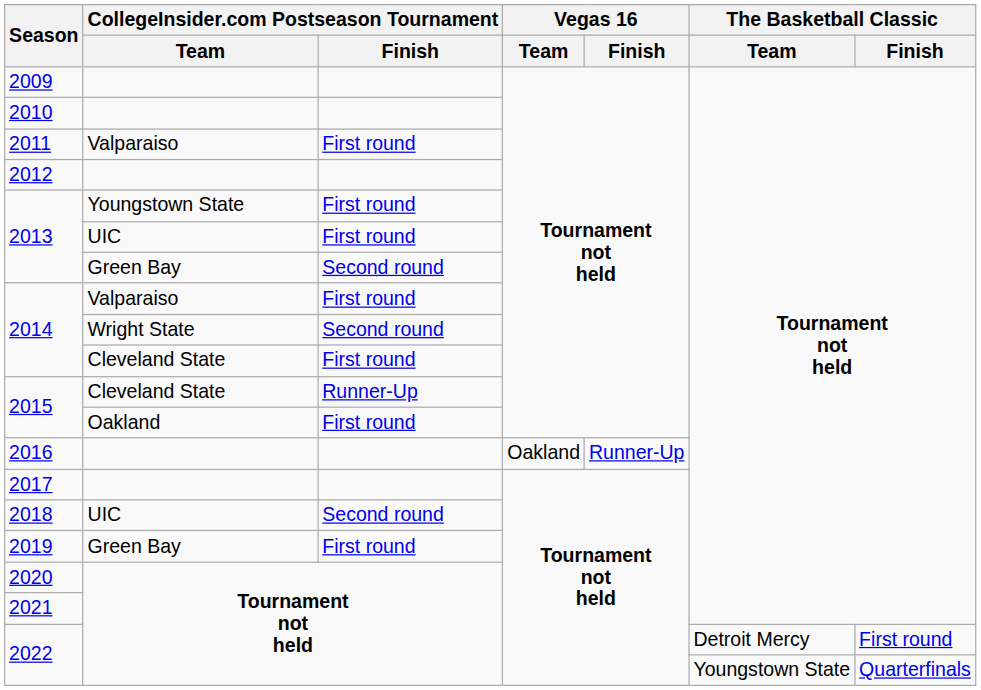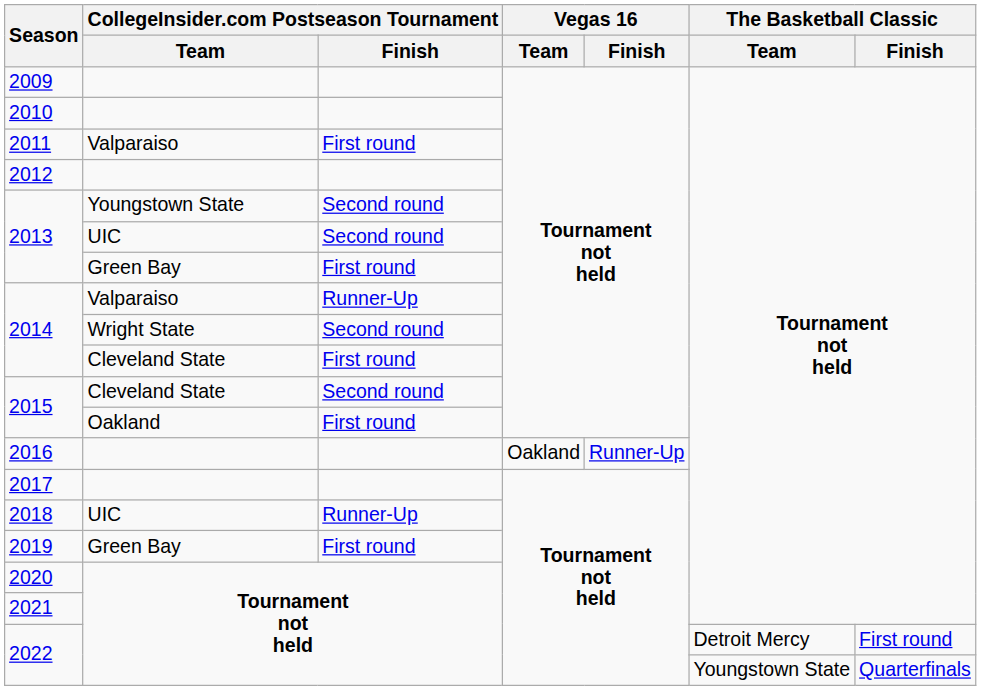(369, 205) First round -> (383, 205) Second round
(369, 236) First round -> (383, 236) Second round
(383, 267) Second round -> (369, 267) First round
(369, 298) First round -> (370, 298) Runner-Up
(370, 391) Runner-Up -> (383, 391) Second round
(383, 515) Second round -> (370, 515) Runner-Up
